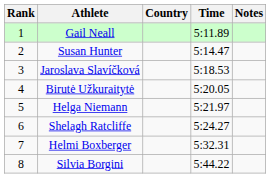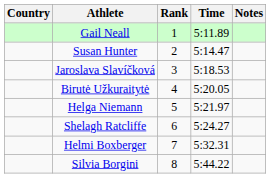columns swapped: (21, 13) <-> (167, 13)
